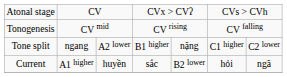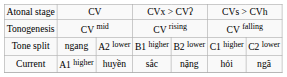(189, 46) nặng -> (189, 46) B2 lower
(189, 64) B2 lower -> (189, 64) nặng
